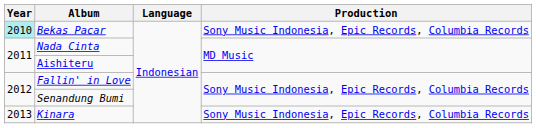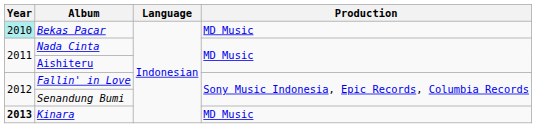(366, 30) Sony Music Indonesia, Epic Records, Columbia Records -> (228, 30) MD Music
(19, 115) normal -> (19, 115) bold
(366, 115) Sony Music Indonesia, Epic Records, Columbia Records -> (228, 115) MD Music
